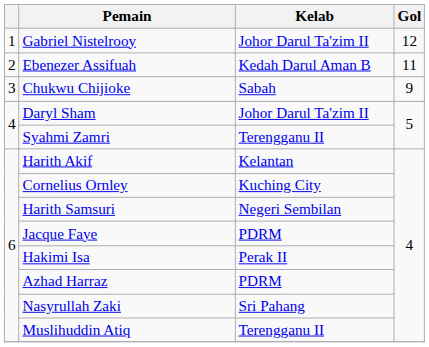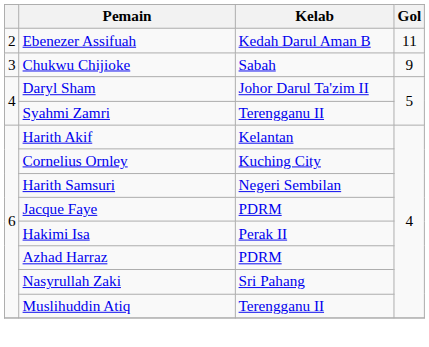- row: (79, 40)
